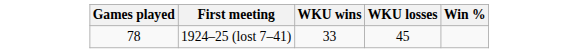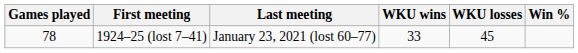+ column: (294, 15)
